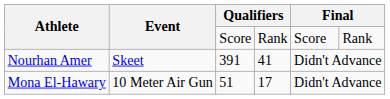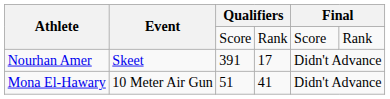(265, 60) 41 -> (265, 60) 17
(265, 82) 17 -> (265, 82) 41
